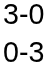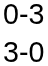rows swapped: (24, 14) <-> (24, 52)
